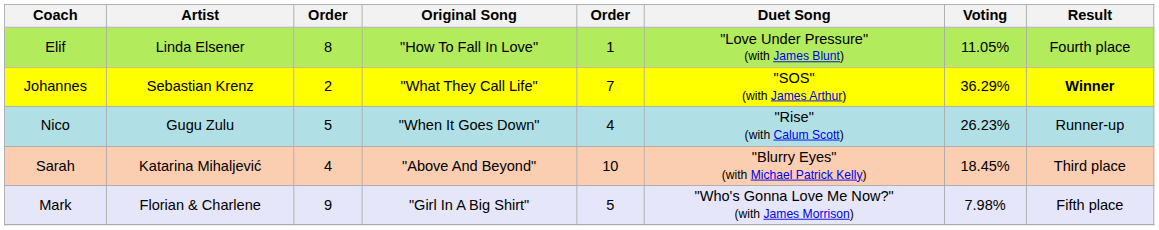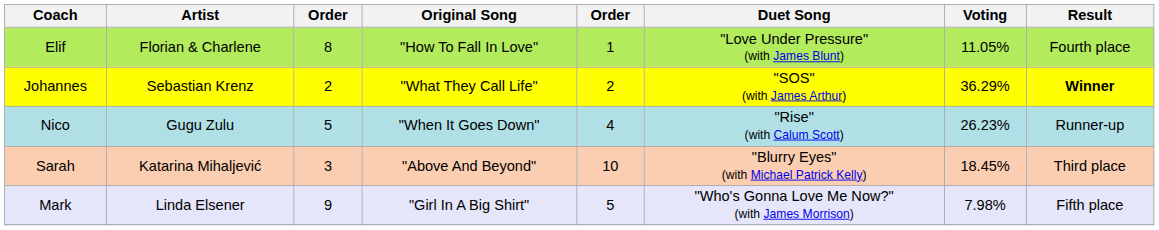(200, 47) Linda Elsener -> (200, 47) Florian & Charlene
(610, 86) 7 -> (610, 86) 2
(328, 165) 4 -> (328, 165) 3
(200, 205) Florian & Charlene -> (200, 205) Linda Elsener
